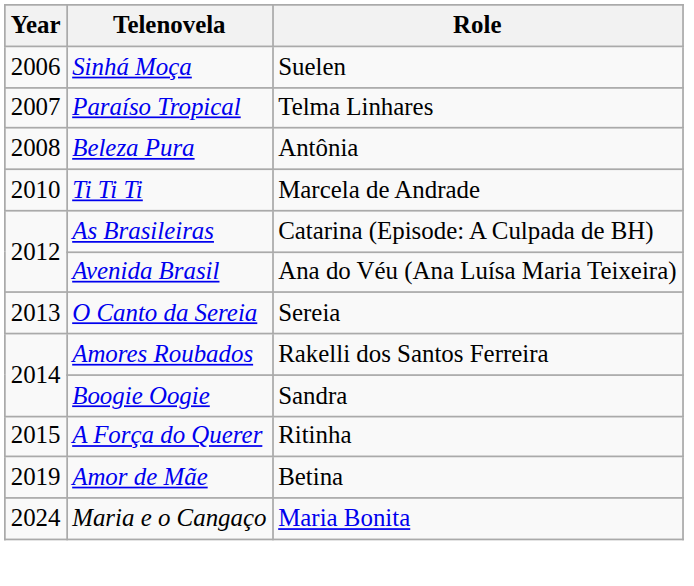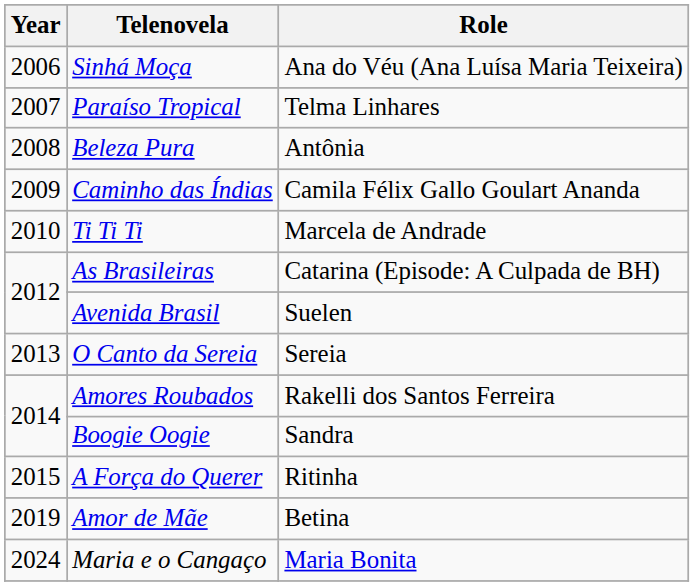(312, 66) Suelen -> (484, 66) Ana do Véu (Ana Luísa Maria Teixeira)
+ row: (172, 189)
(477, 271) Ana do Véu (Ana Luísa Maria Teixeira) -> (318, 313) Suelen
